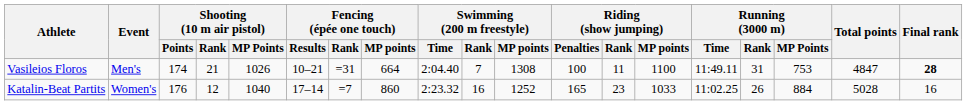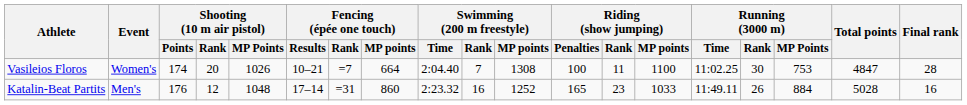(126, 69) Men's -> (134, 69) Women's
(213, 69) 21 -> (213, 69) 20
(345, 69) =31 -> (345, 69) =7
(716, 69) 11:49.11 -> (716, 69) 11:02.25
(757, 69) 31 -> (757, 69) 30
(931, 69) bold -> (931, 69) normal
(134, 89) Women's -> (126, 89) Men's
(258, 89) 1040 -> (258, 89) 1048
(345, 89) =7 -> (345, 89) =31
(716, 89) 11:02.25 -> (716, 89) 11:49.11
